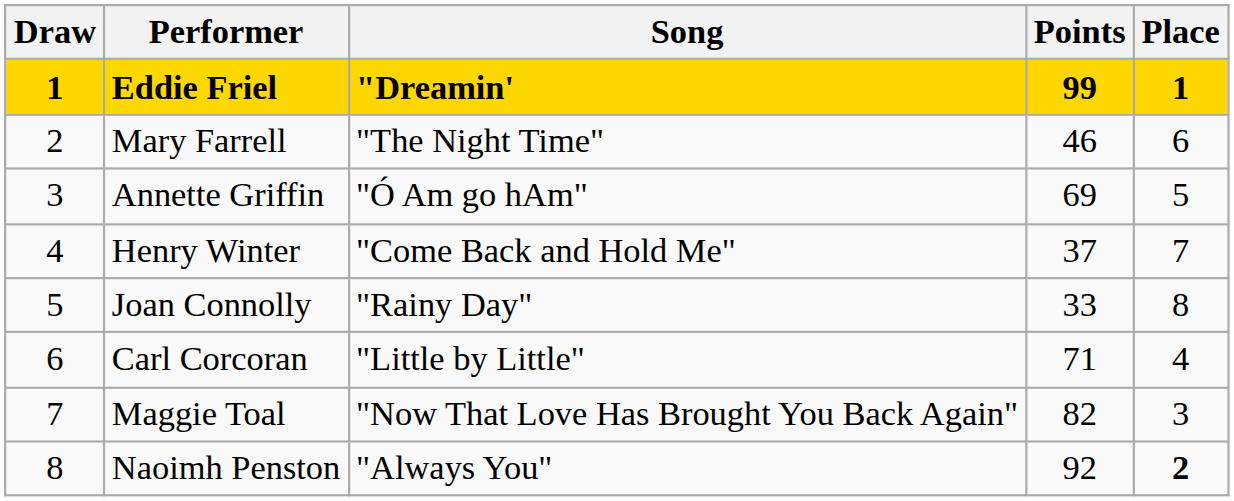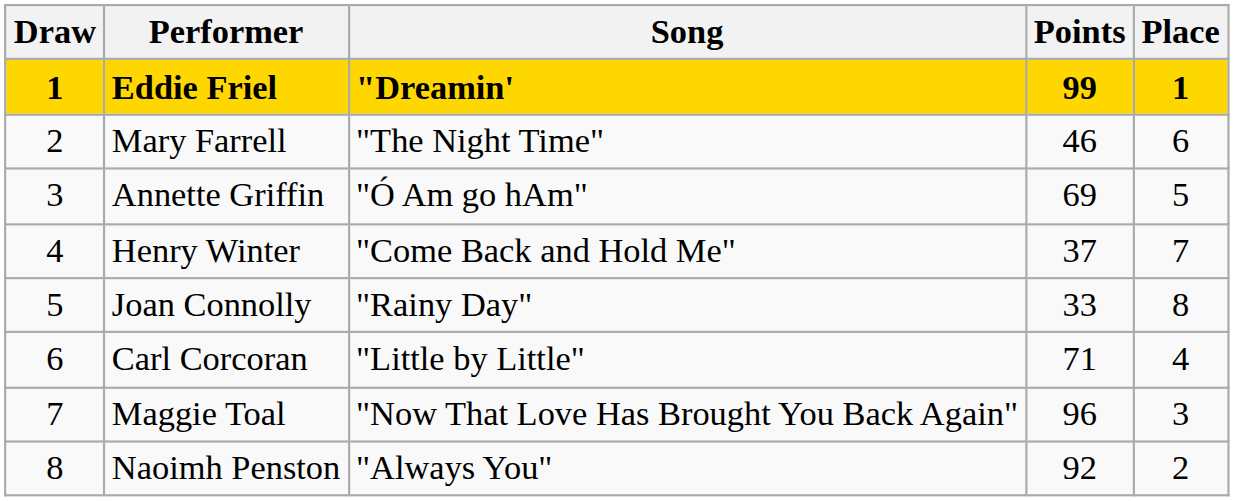(1080, 413) 82 -> (1080, 413) 96
(1181, 468) bold -> (1181, 468) normal
